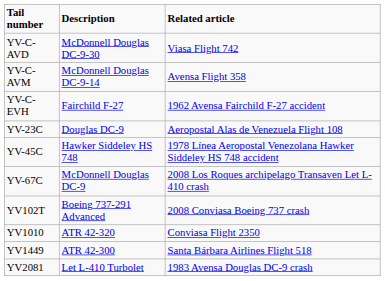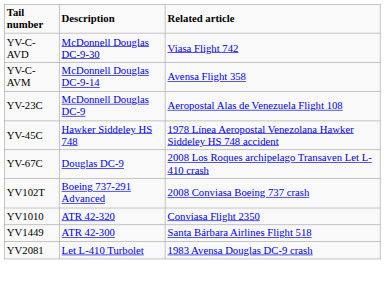- row: (21, 106)
(93, 129) Douglas DC-9 -> (105, 106) McDonnell Douglas DC-9
(105, 181) McDonnell Douglas DC-9 -> (93, 164) Douglas DC-9
